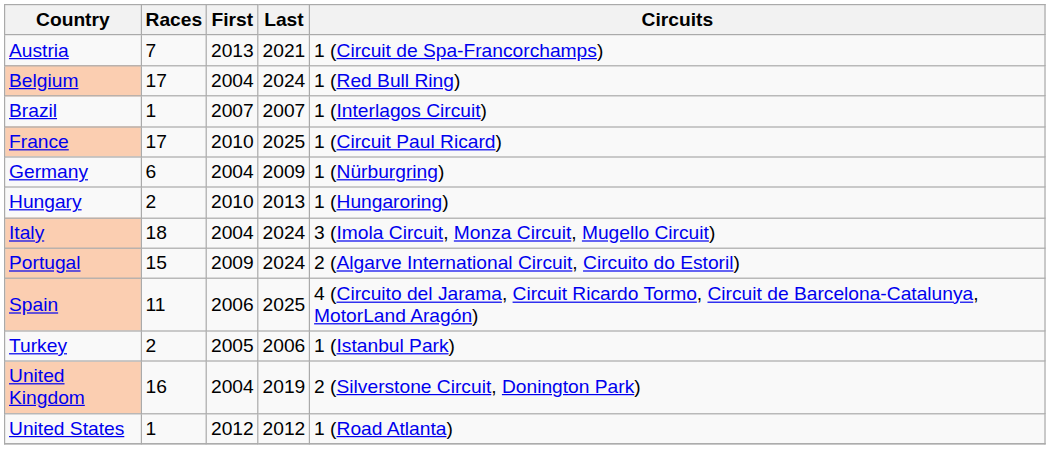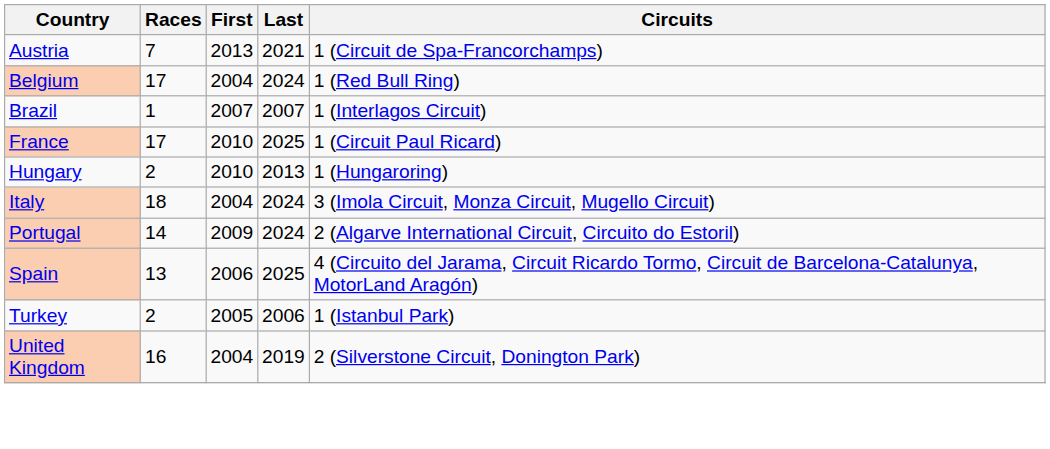- row: (49, 171)
(156, 263) 15 -> (156, 232) 14
(156, 304) 11 -> (156, 274) 13
- row: (67, 428)
